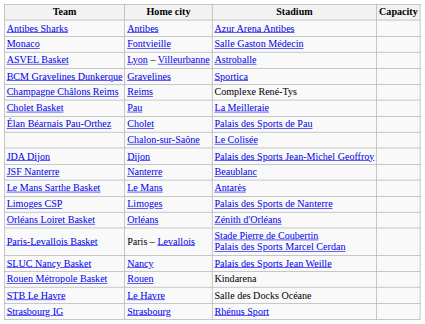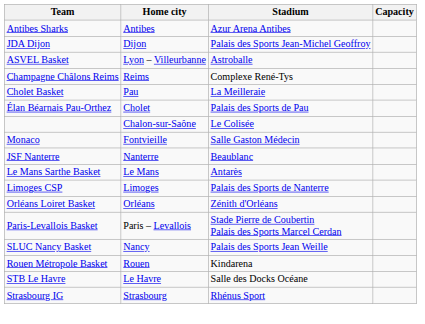rows swapped: (23, 44) <-> (28, 156)
- row: (65, 76)
